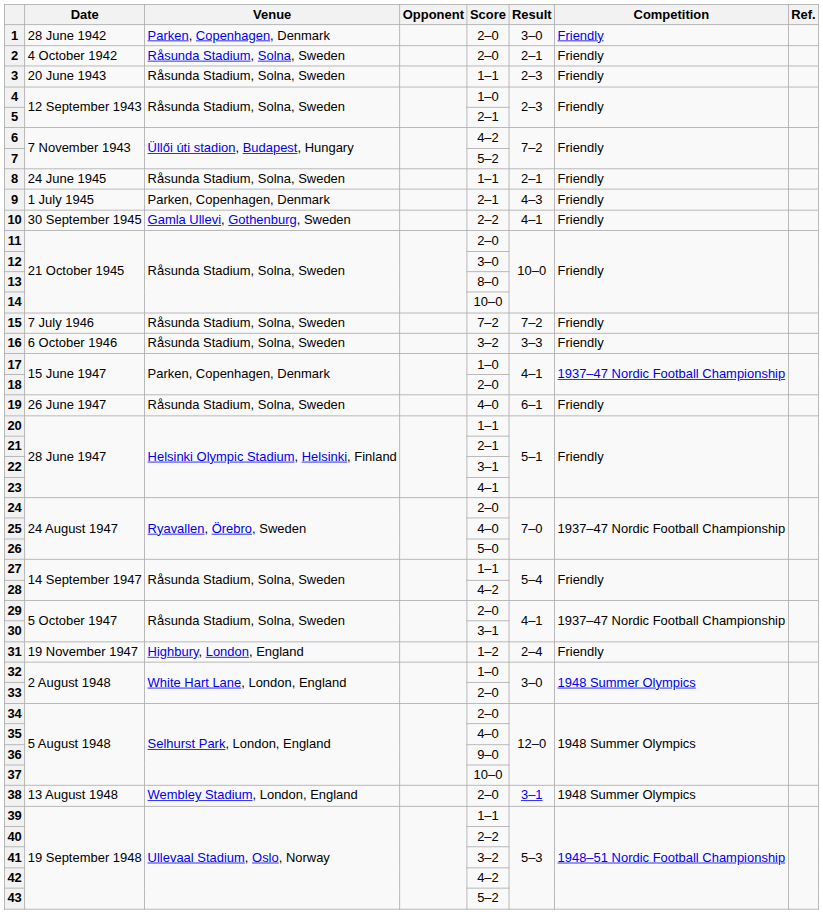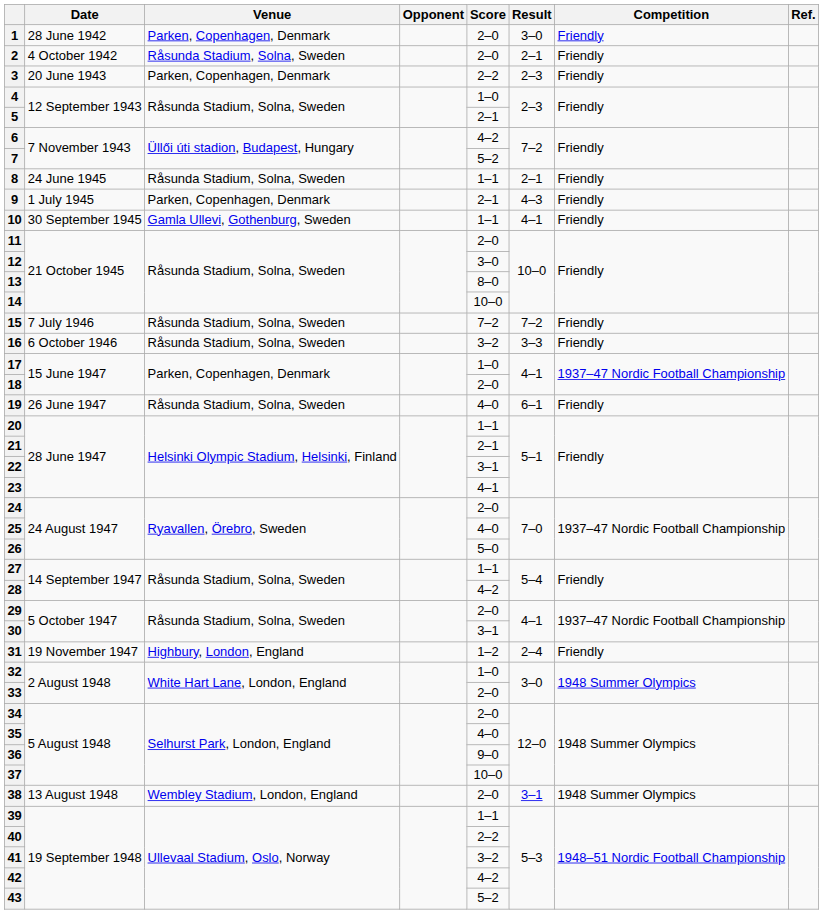(246, 76) Råsunda Stadium, Solna, Sweden -> (239, 76) Parken, Copenhagen, Denmark
(488, 76) 1–1 -> (488, 76) 2–2
(488, 220) 2–2 -> (488, 220) 1–1
